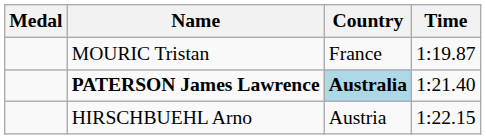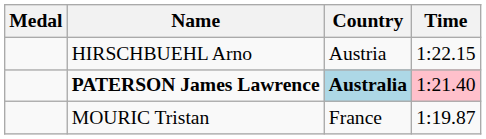rows swapped: (141, 53) <-> (162, 117)
(446, 85) no background -> (446, 85) pink background
